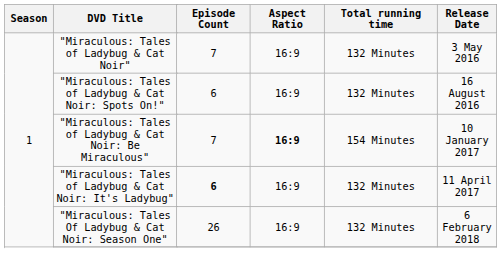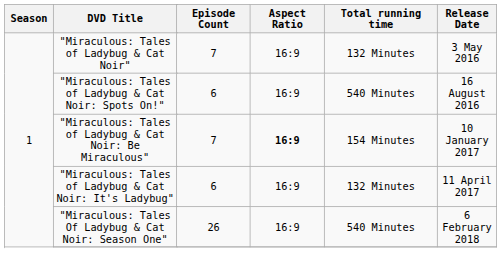(381, 94) 132 Minutes -> (381, 94) 540 Minutes
(214, 186) bold -> (214, 186) normal
(381, 227) 132 Minutes -> (381, 227) 540 Minutes
